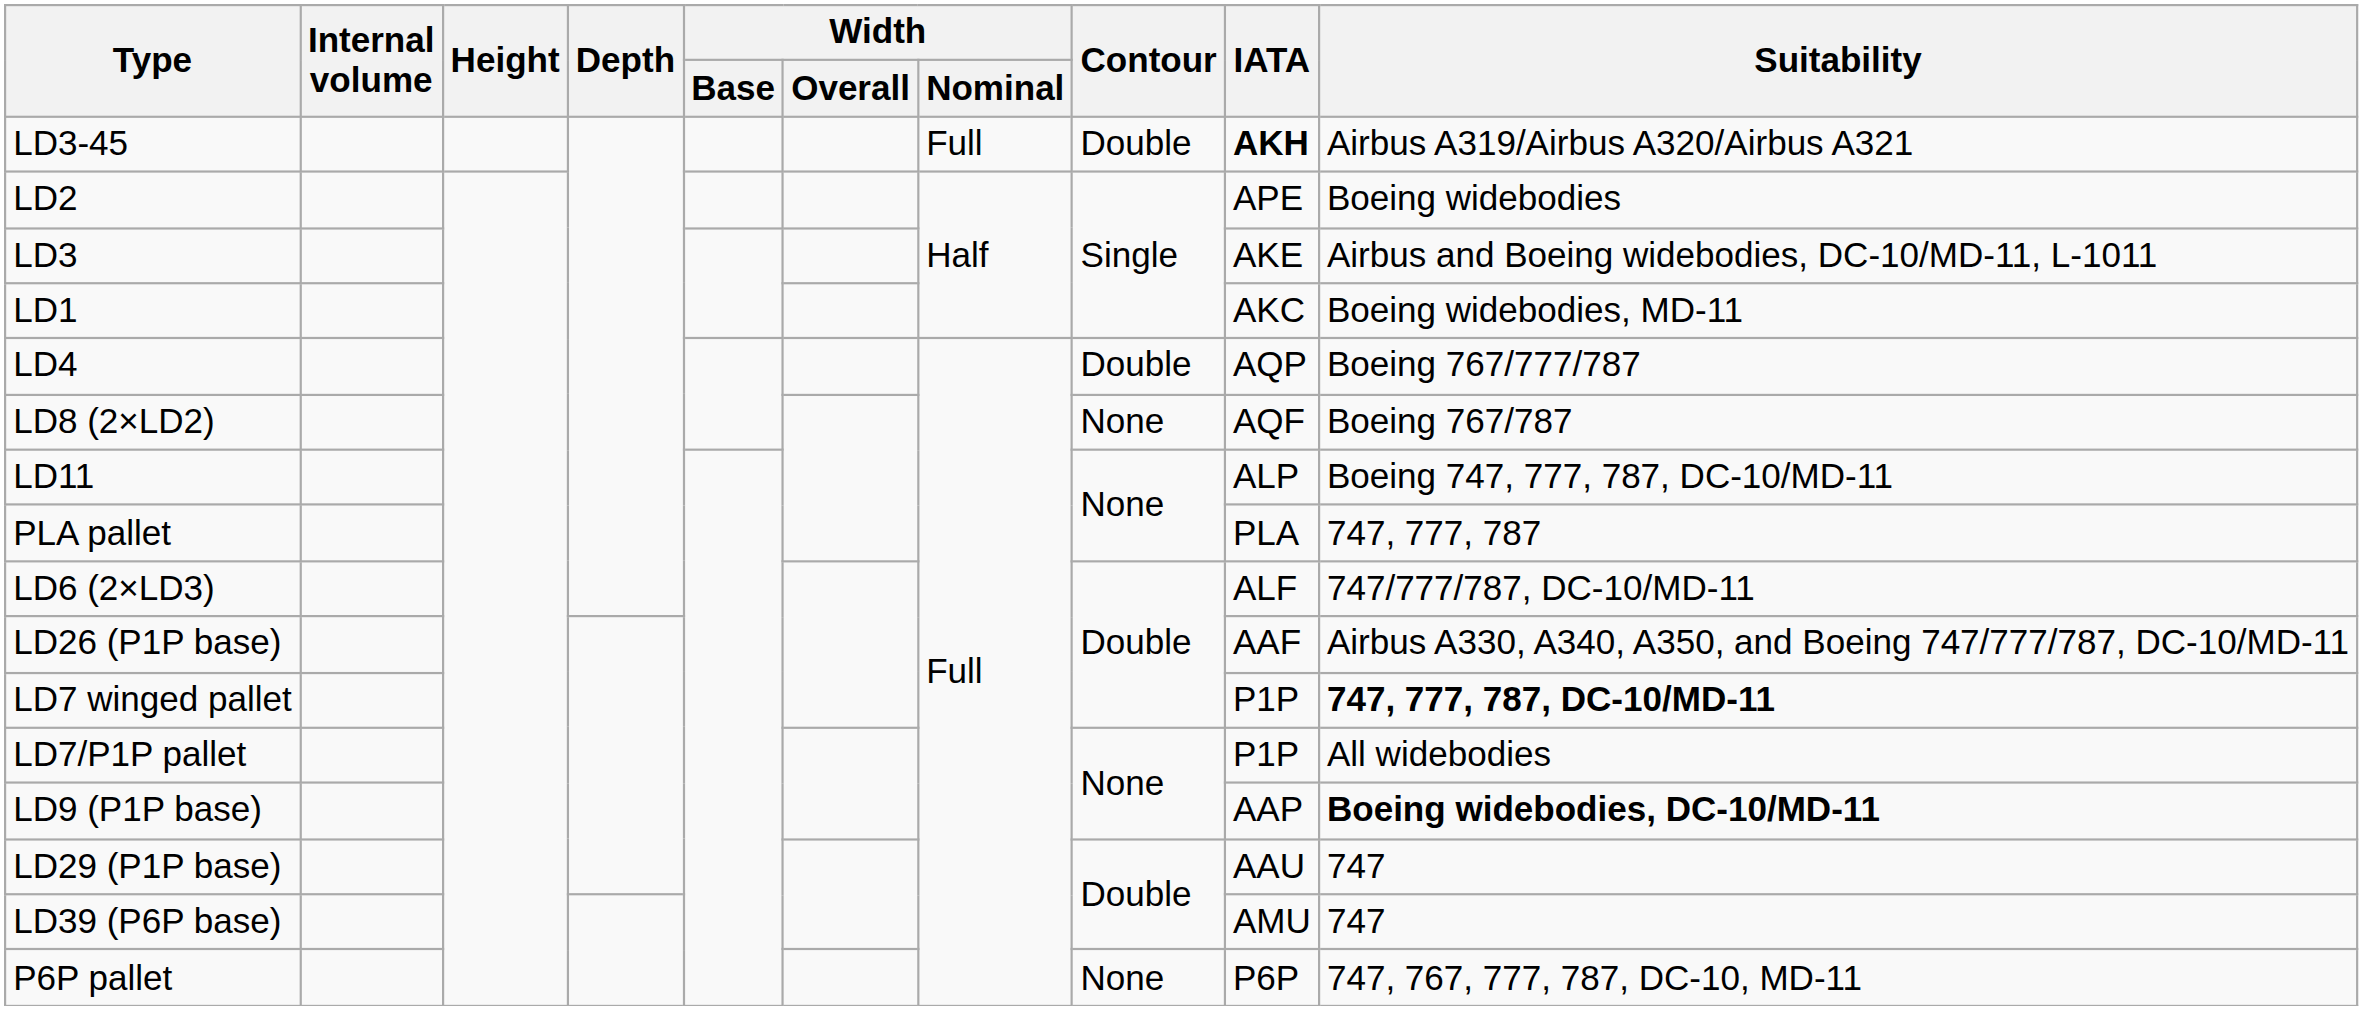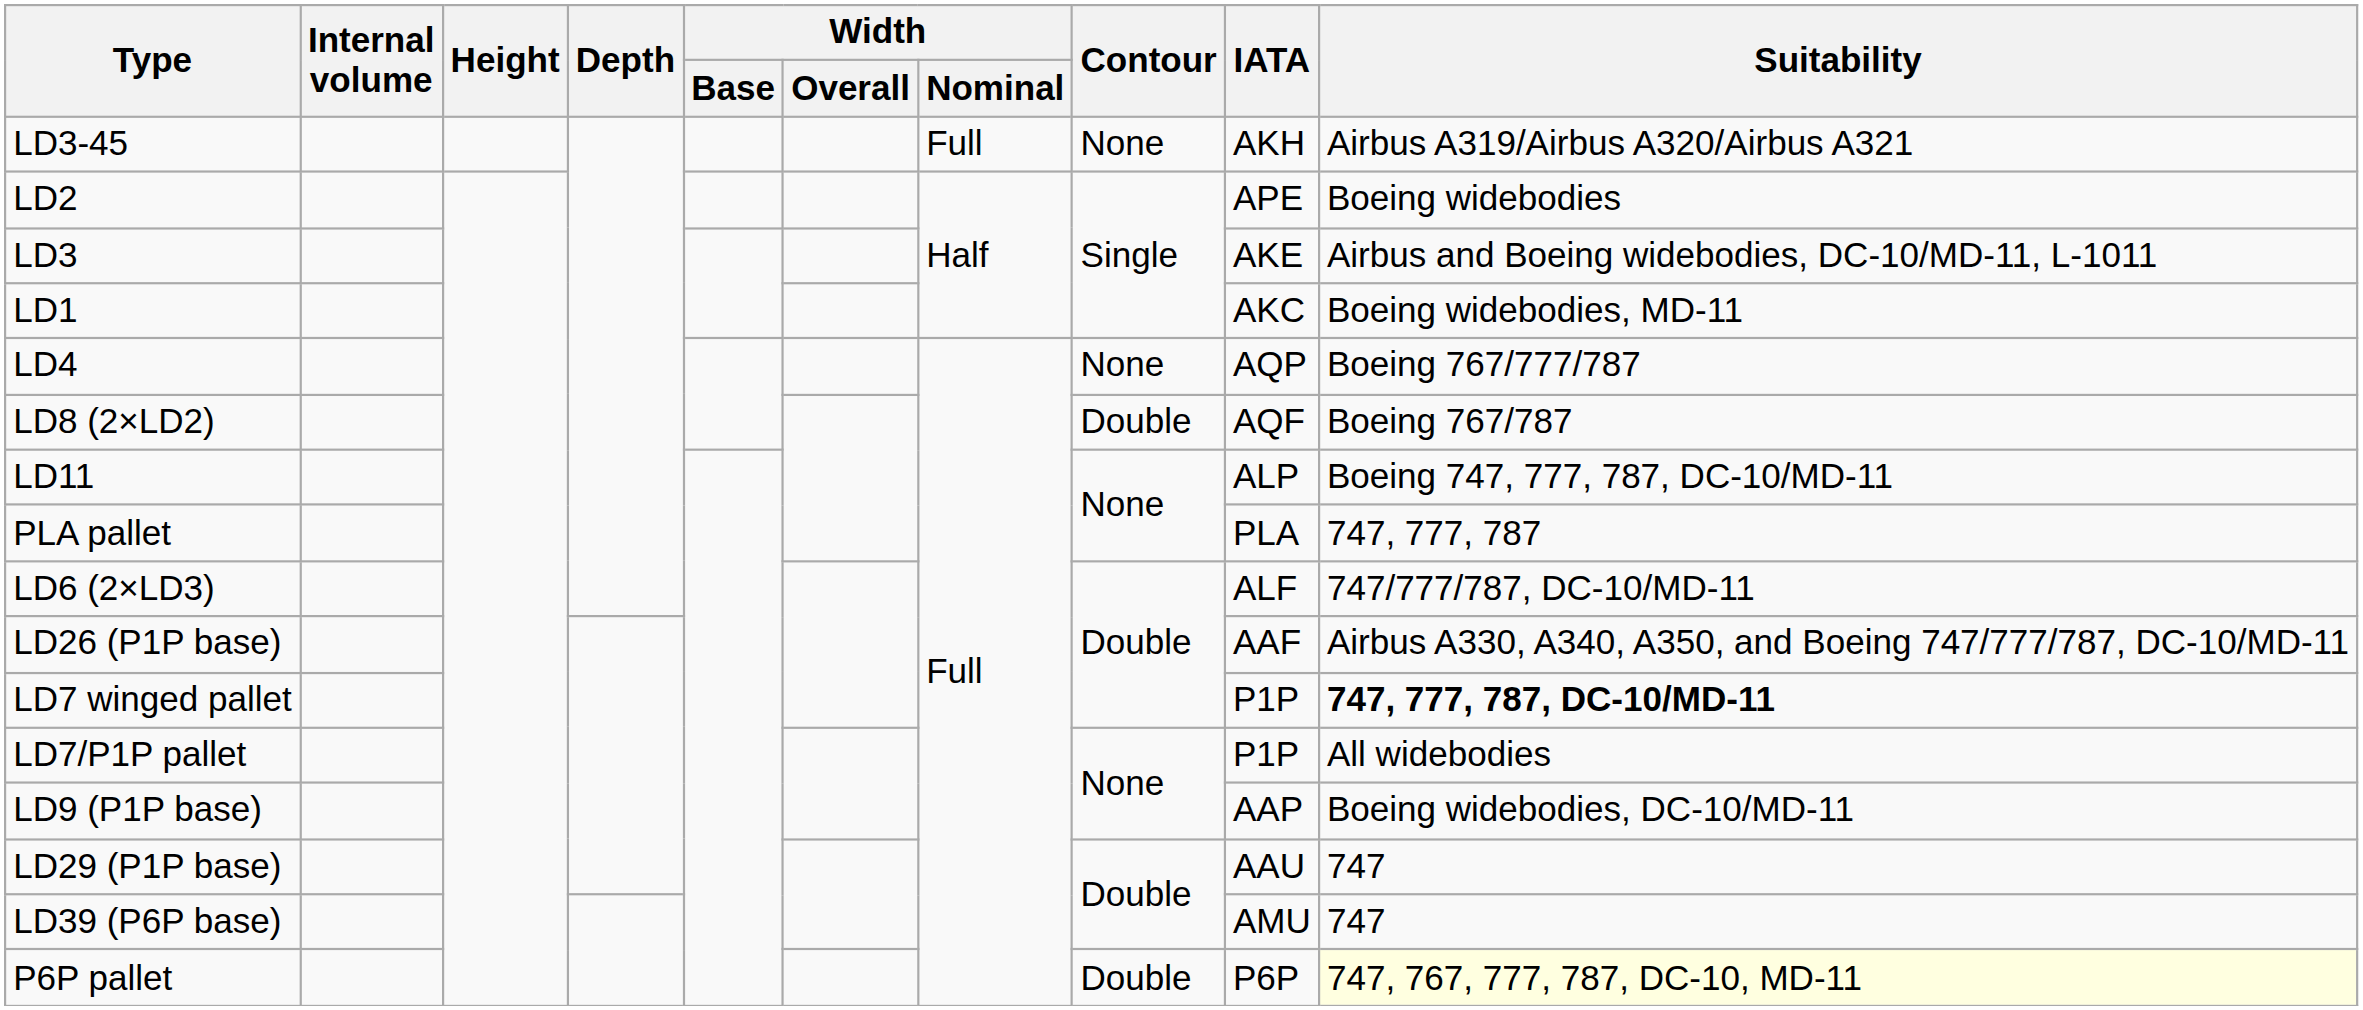(1136, 143) Double -> (1122, 143) None
(1271, 143) bold -> (1269, 143) normal
(1136, 365) Double -> (1122, 365) None
(1122, 421) None -> (1136, 421) Double
(1603, 810) bold -> (1591, 810) normal
(1122, 976) None -> (1136, 976) Double
(1594, 976) no background -> (1594, 976) lightyellow background
